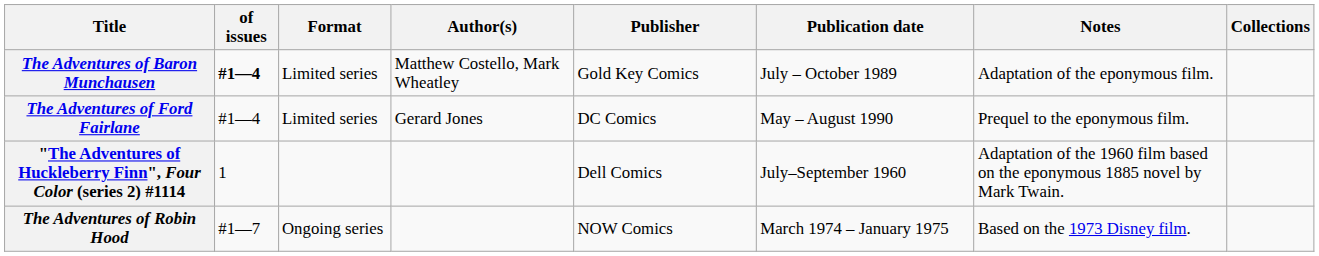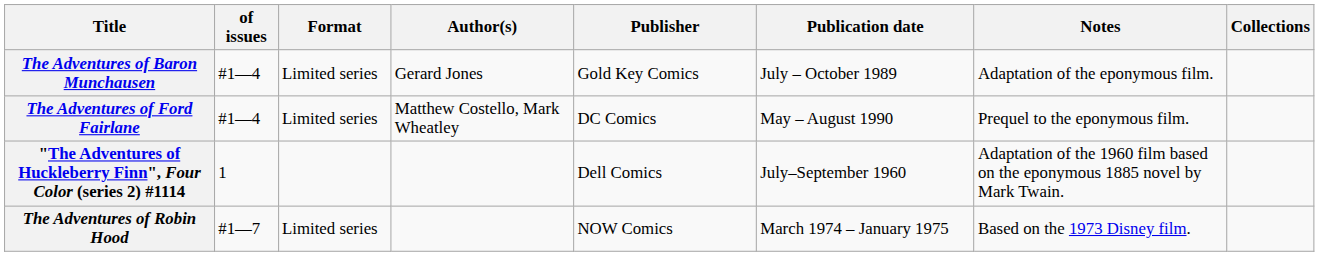(239, 72) bold -> (239, 72) normal
(477, 72) Matthew Costello, Mark Wheatley -> (439, 72) Gerard Jones
(439, 118) Gerard Jones -> (477, 118) Matthew Costello, Mark Wheatley
(333, 228) Ongoing series -> (330, 228) Limited series
